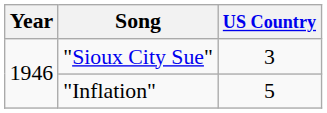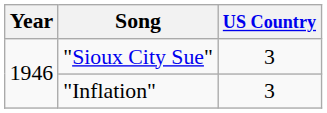(269, 90) 5 -> (269, 90) 3
